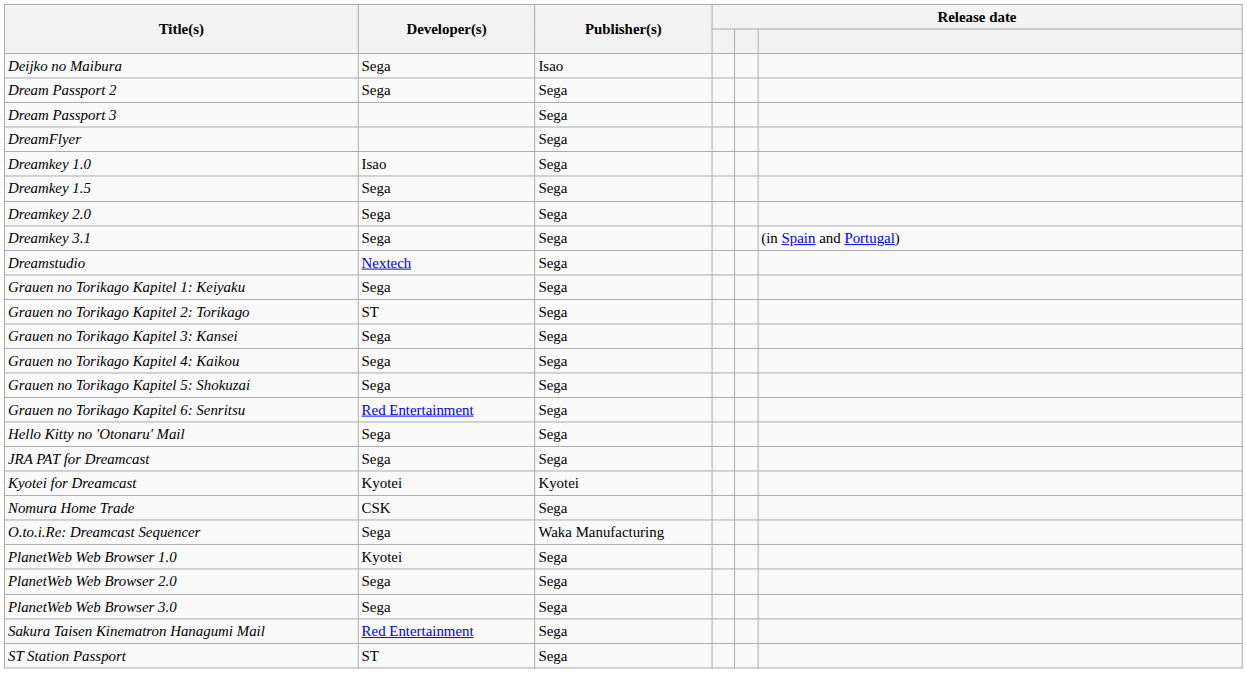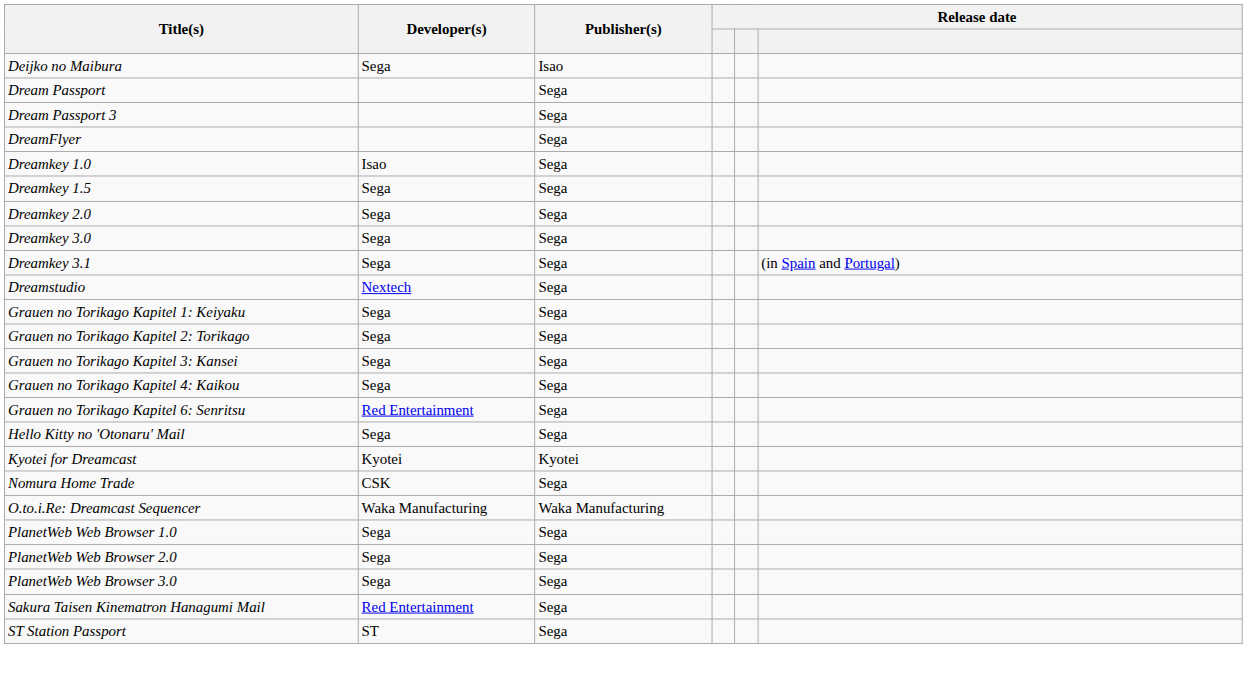+ row: (57, 90)
- row: (62, 90)
+ row: (49, 238)
(370, 311) ST -> (376, 336) Sega
- row: (129, 385)
- row: (79, 459)
(376, 532) Sega -> (424, 508) Waka Manufacturing
(382, 557) Kyotei -> (376, 532) Sega
